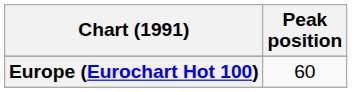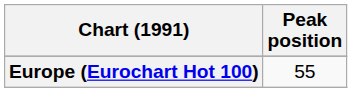(305, 71) 60 -> (305, 71) 55
